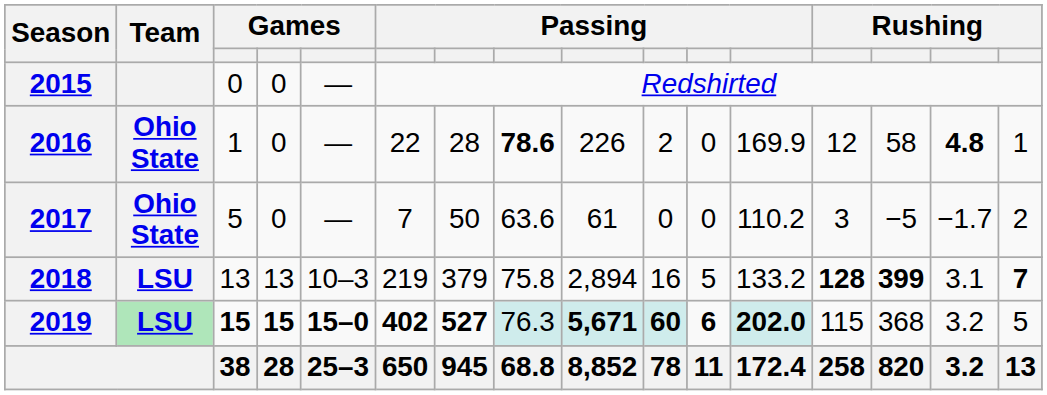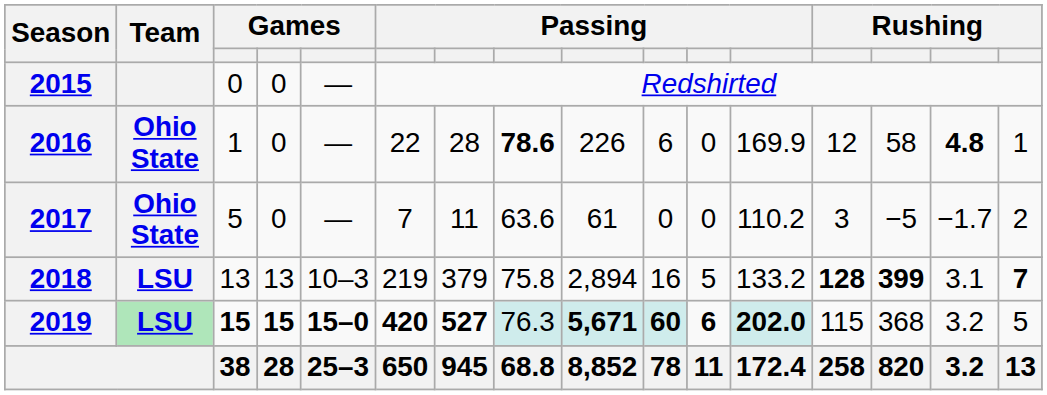(665, 143) 2 -> (665, 143) 6
(464, 218) 50 -> (464, 218) 11
(405, 322) 402 -> (405, 322) 420
